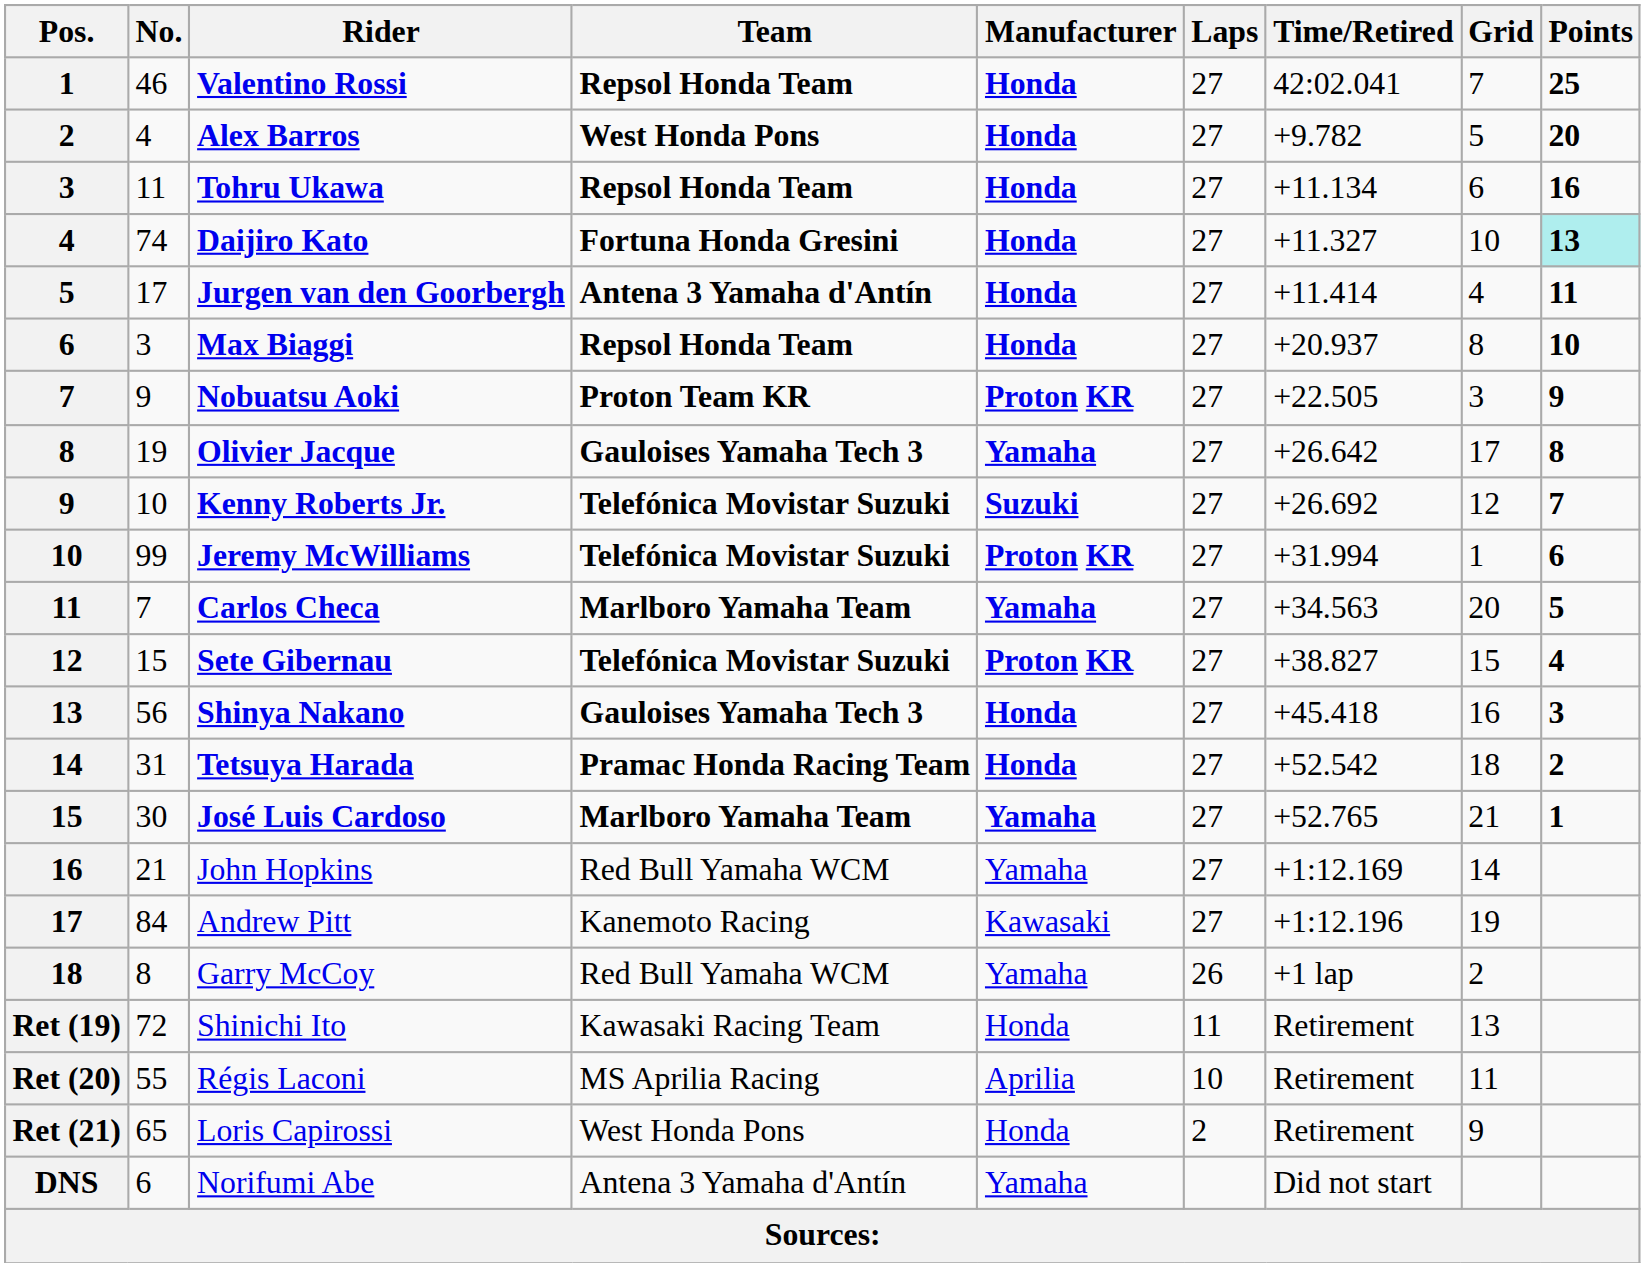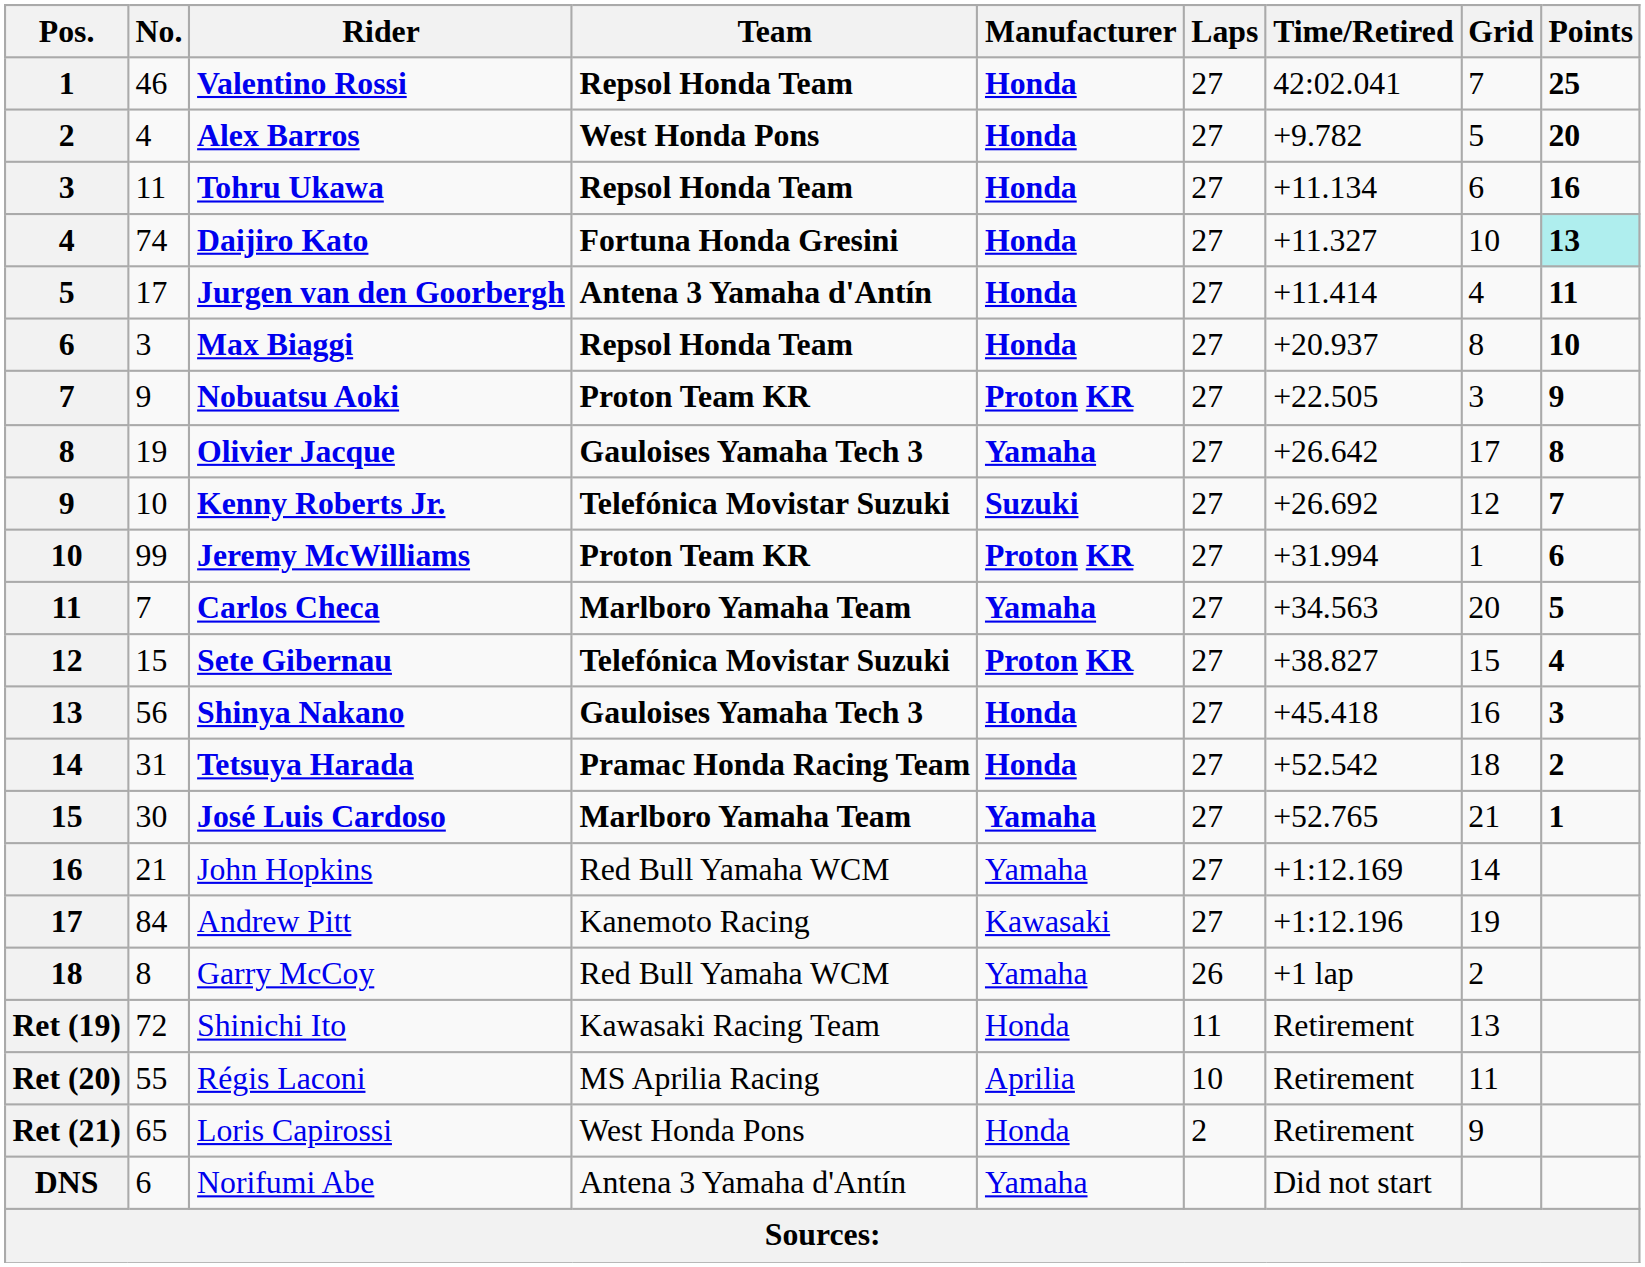(765, 554) Telefónica Movistar Suzuki -> (695, 554) Proton Team KR
